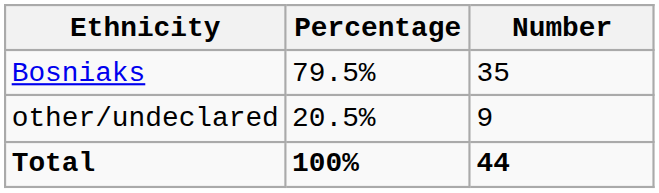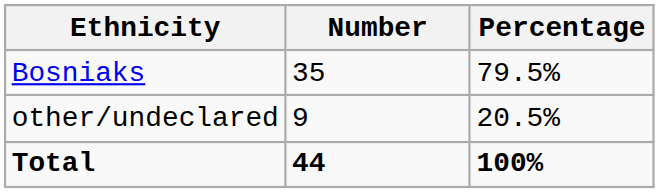columns swapped: (562, 28) <-> (378, 28)
